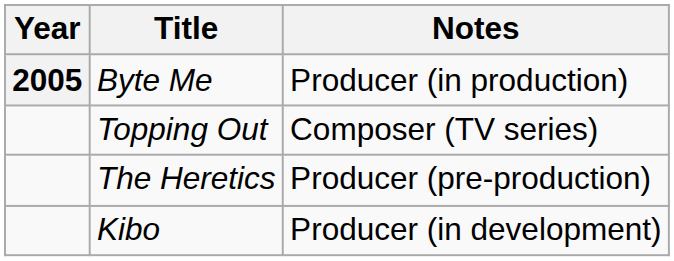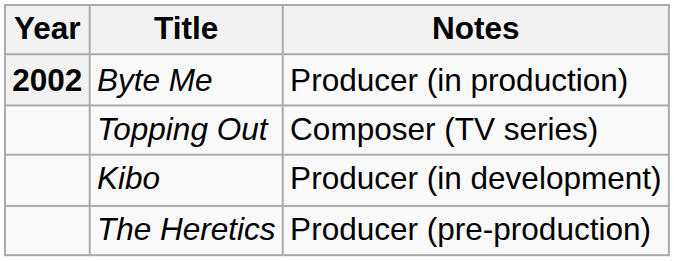(47, 79) 2005 -> (47, 79) 2002
rows swapped: (186, 179) <-> (128, 229)
